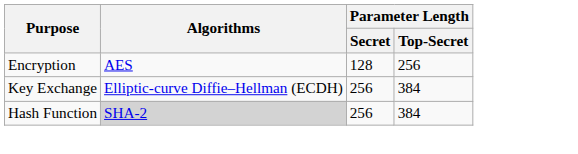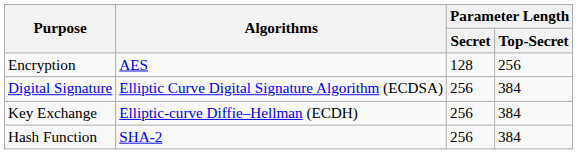+ row: (60, 88)
(126, 112) lightgrey background -> (141, 137) no background
